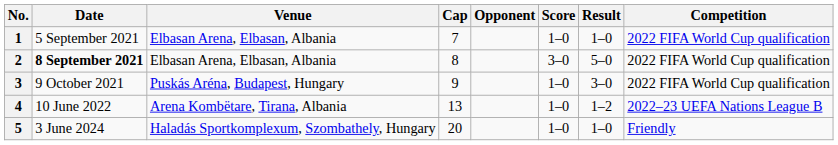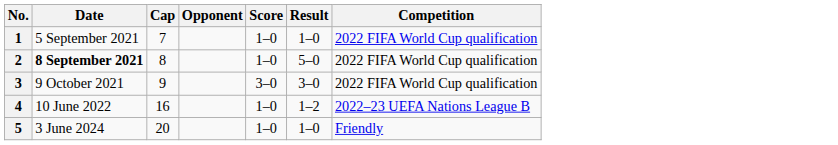- column: (293, 15)
(559, 60) 3–0 -> (266, 60) 1–0
(559, 83) 1–0 -> (266, 83) 3–0
(455, 106) 13 -> (163, 106) 16
